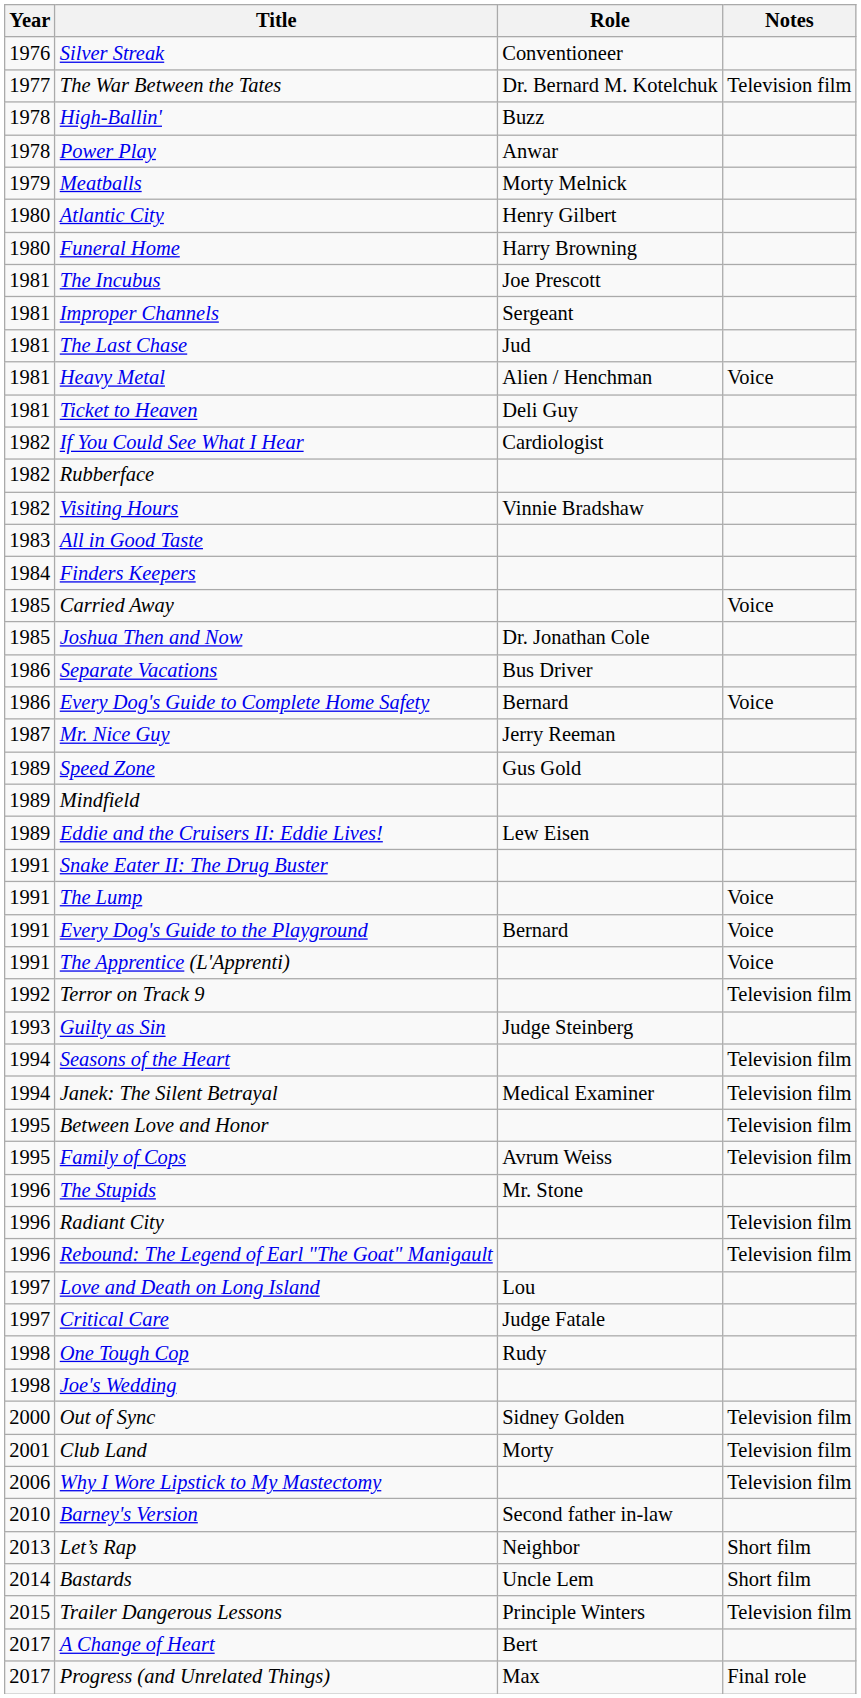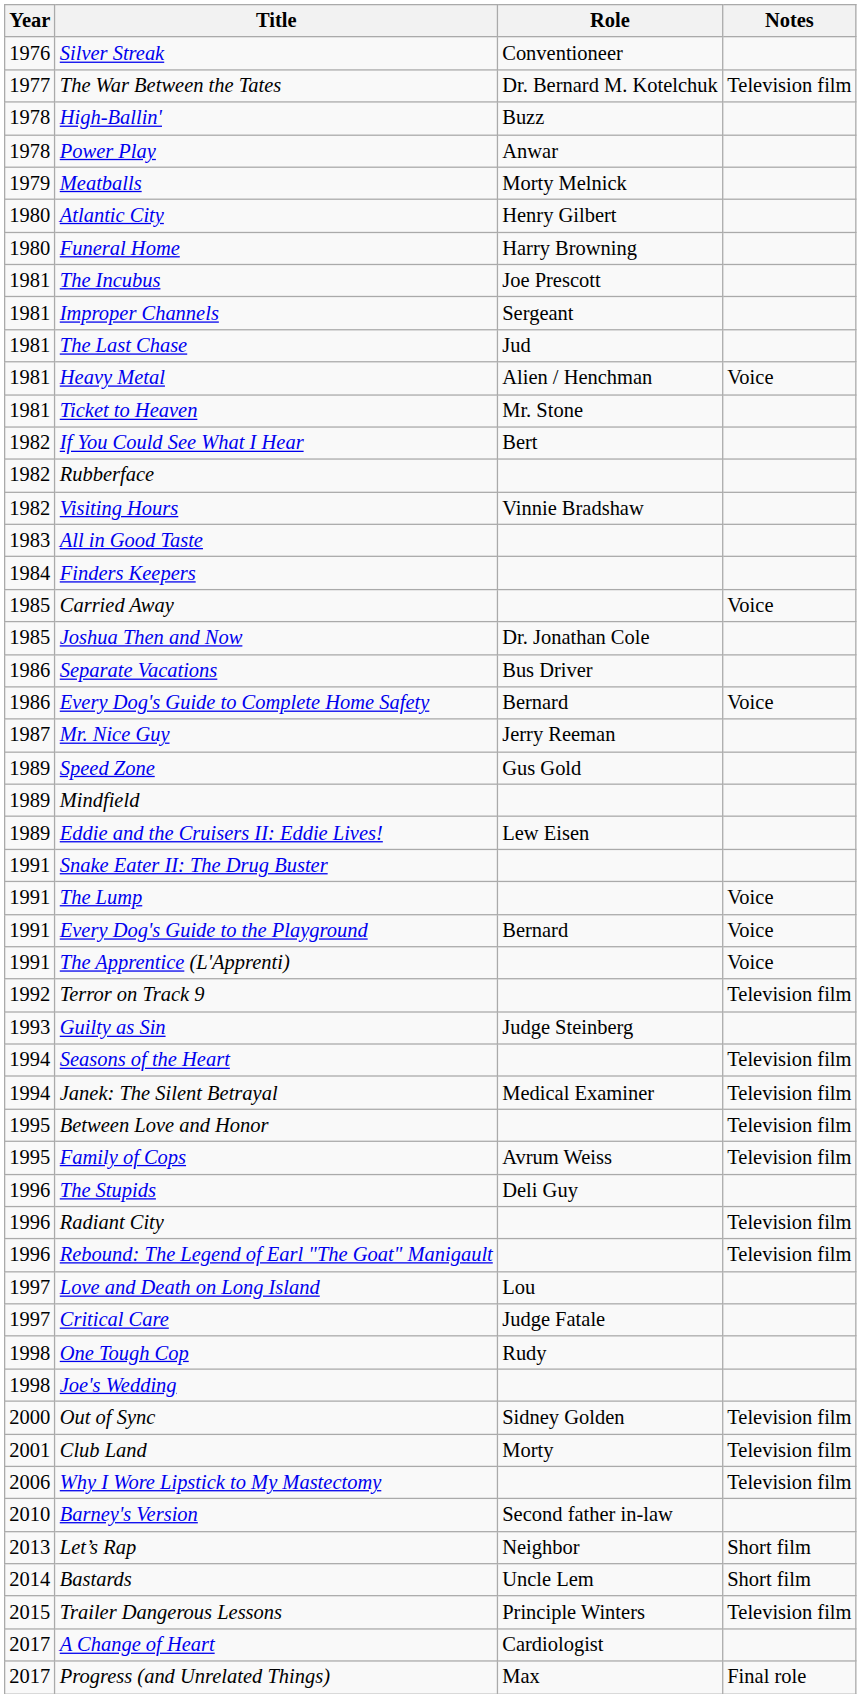(540, 410) Deli Guy -> (543, 410) Mr. Stone
(553, 442) Cardiologist -> (520, 442) Bert
(543, 1190) Mr. Stone -> (540, 1190) Deli Guy
(520, 1644) Bert -> (553, 1644) Cardiologist
